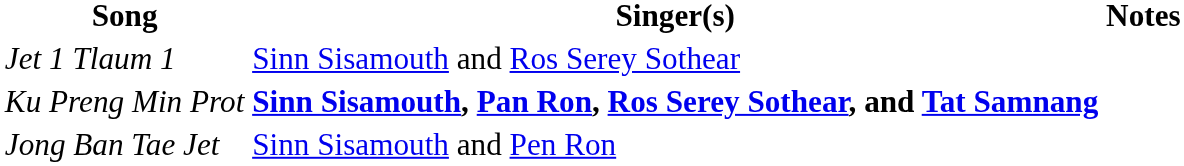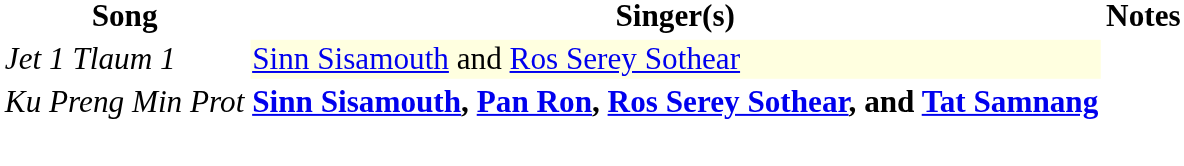(496, 58) no background -> (496, 58) lightyellow background
- row: (112, 144)
